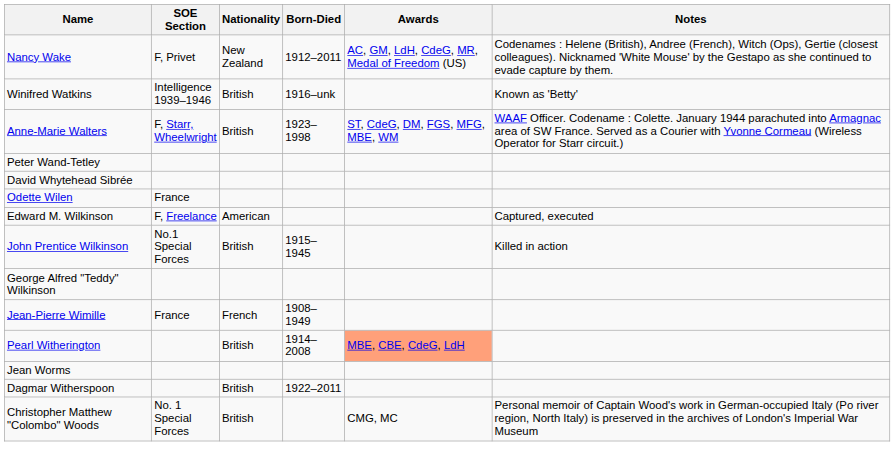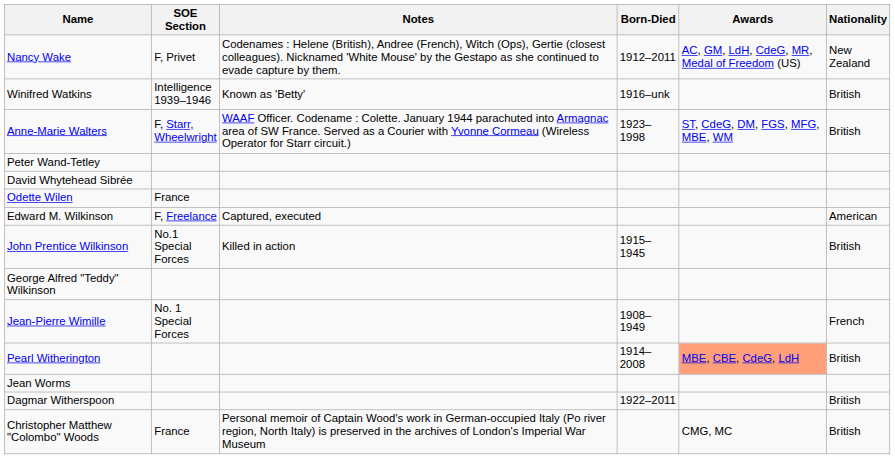columns swapped: (251, 19) <-> (691, 19)
(172, 315) France -> (173, 321) No. 1 Special Forces
(173, 419) No. 1 Special Forces -> (172, 431) France
